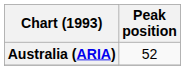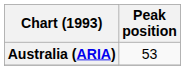(150, 53) 52 -> (150, 53) 53
